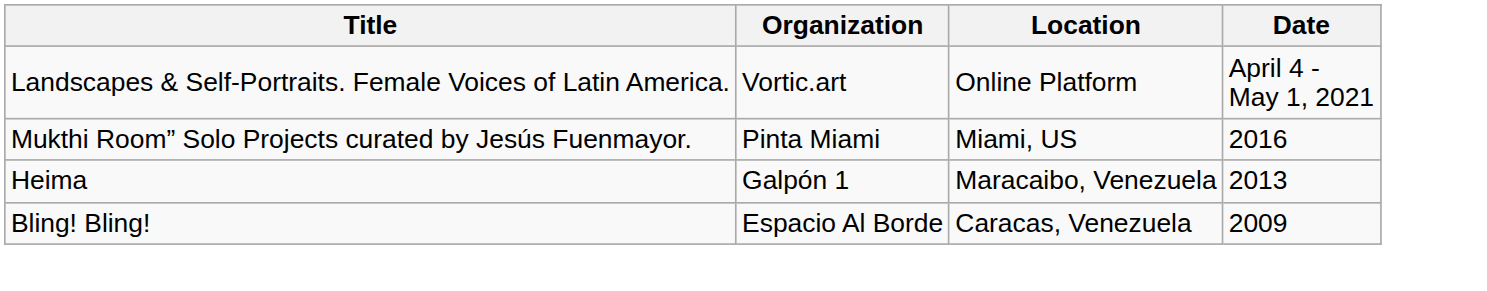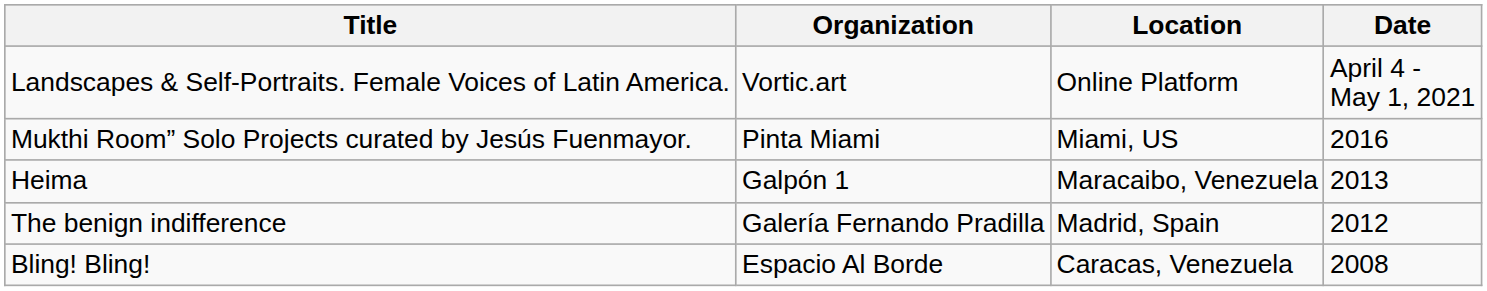+ row: (149, 222)
(1258, 222) 2009 -> (1359, 264) 2008
